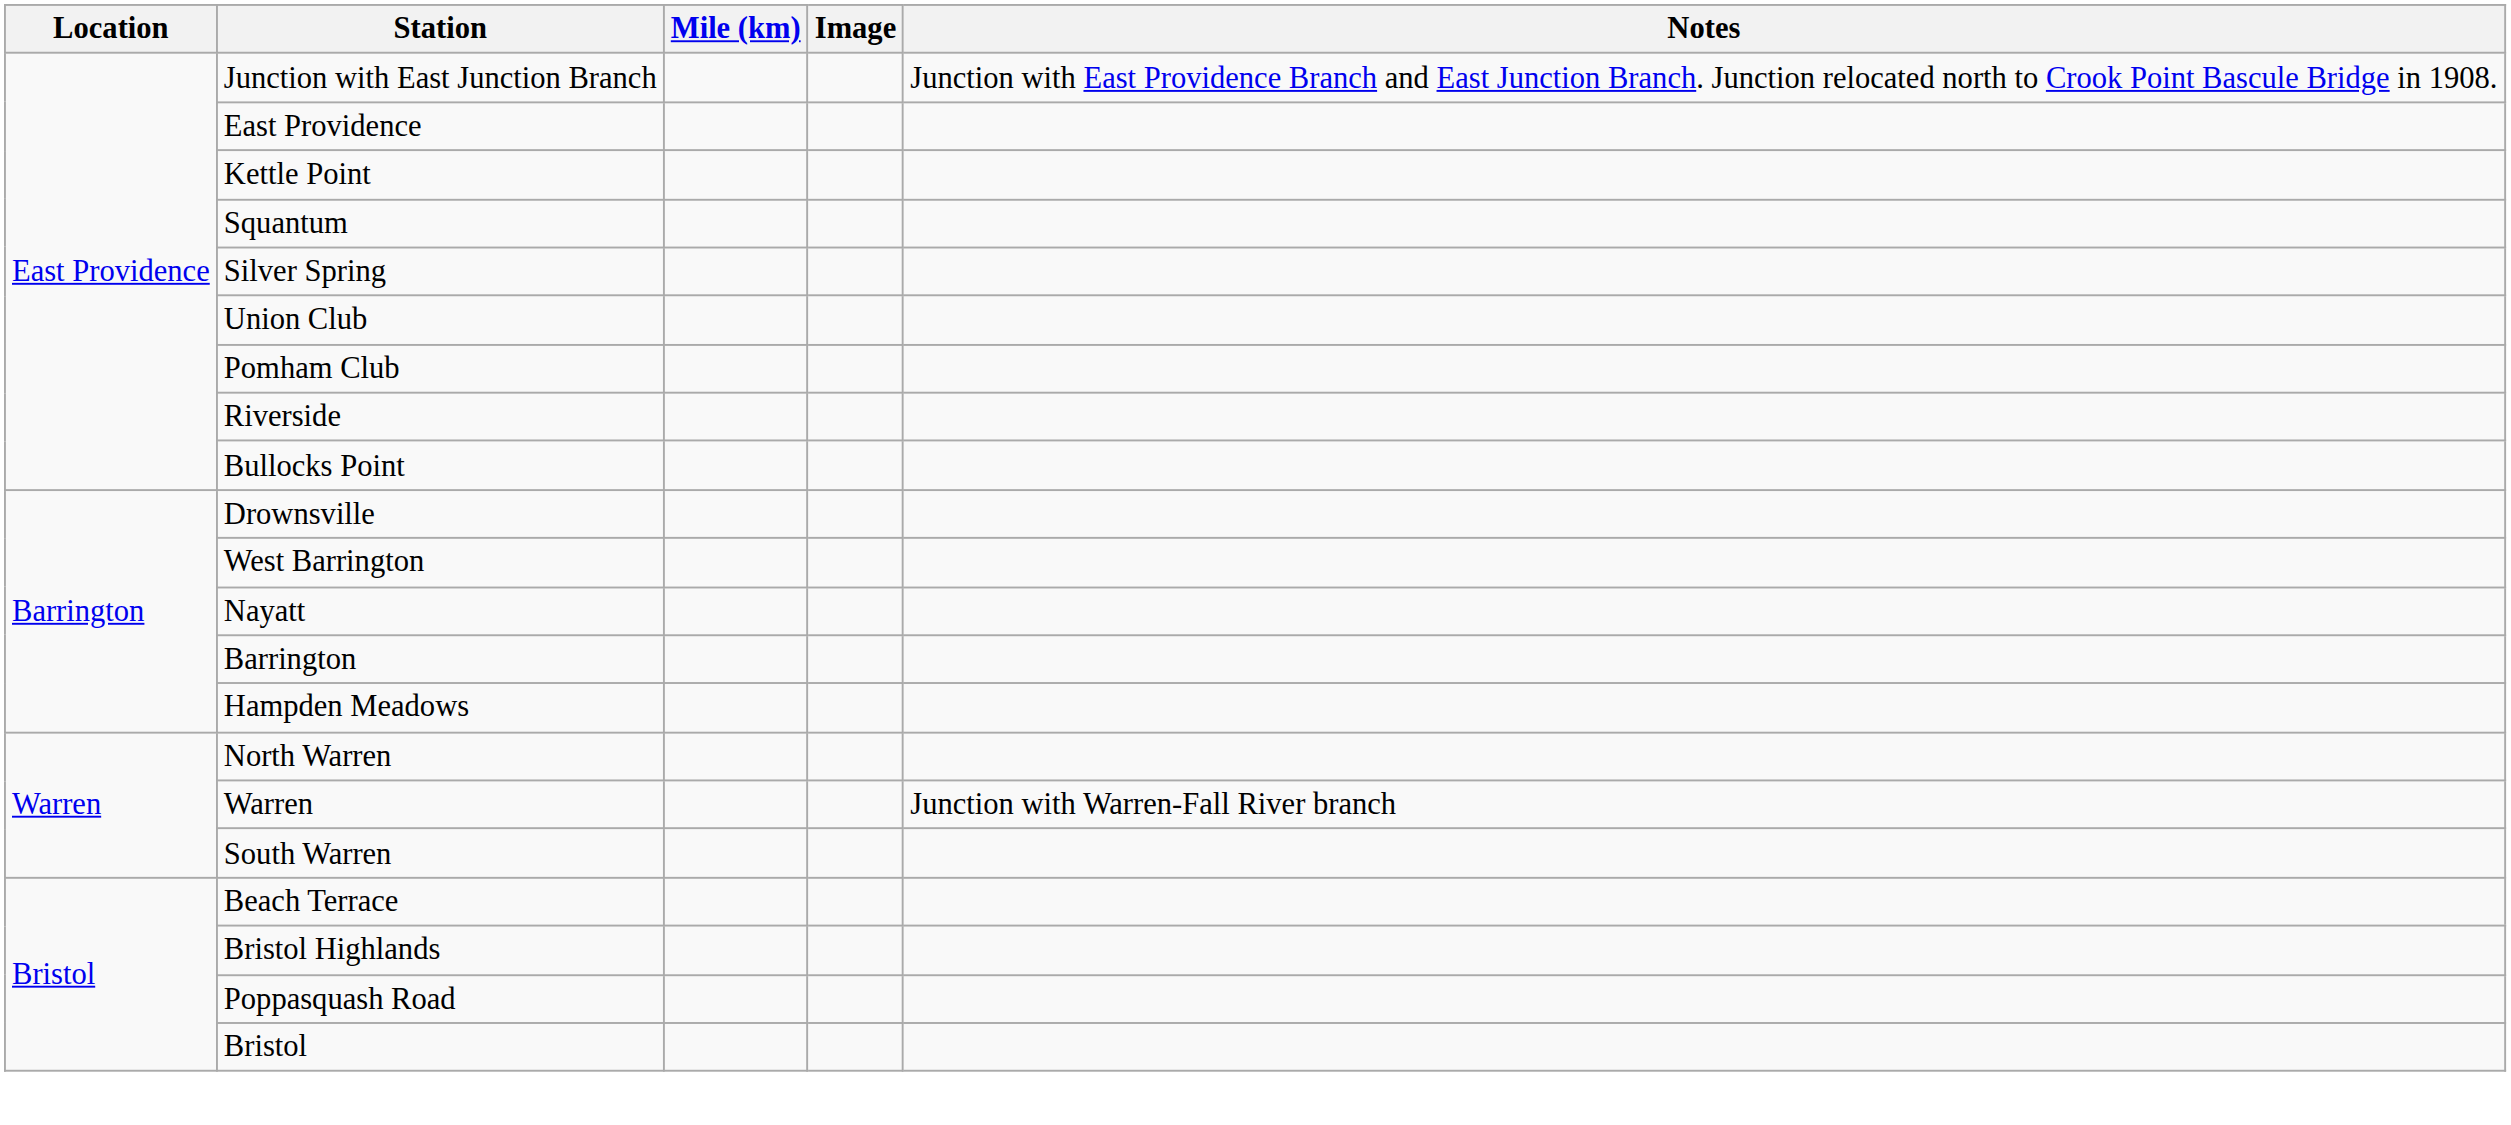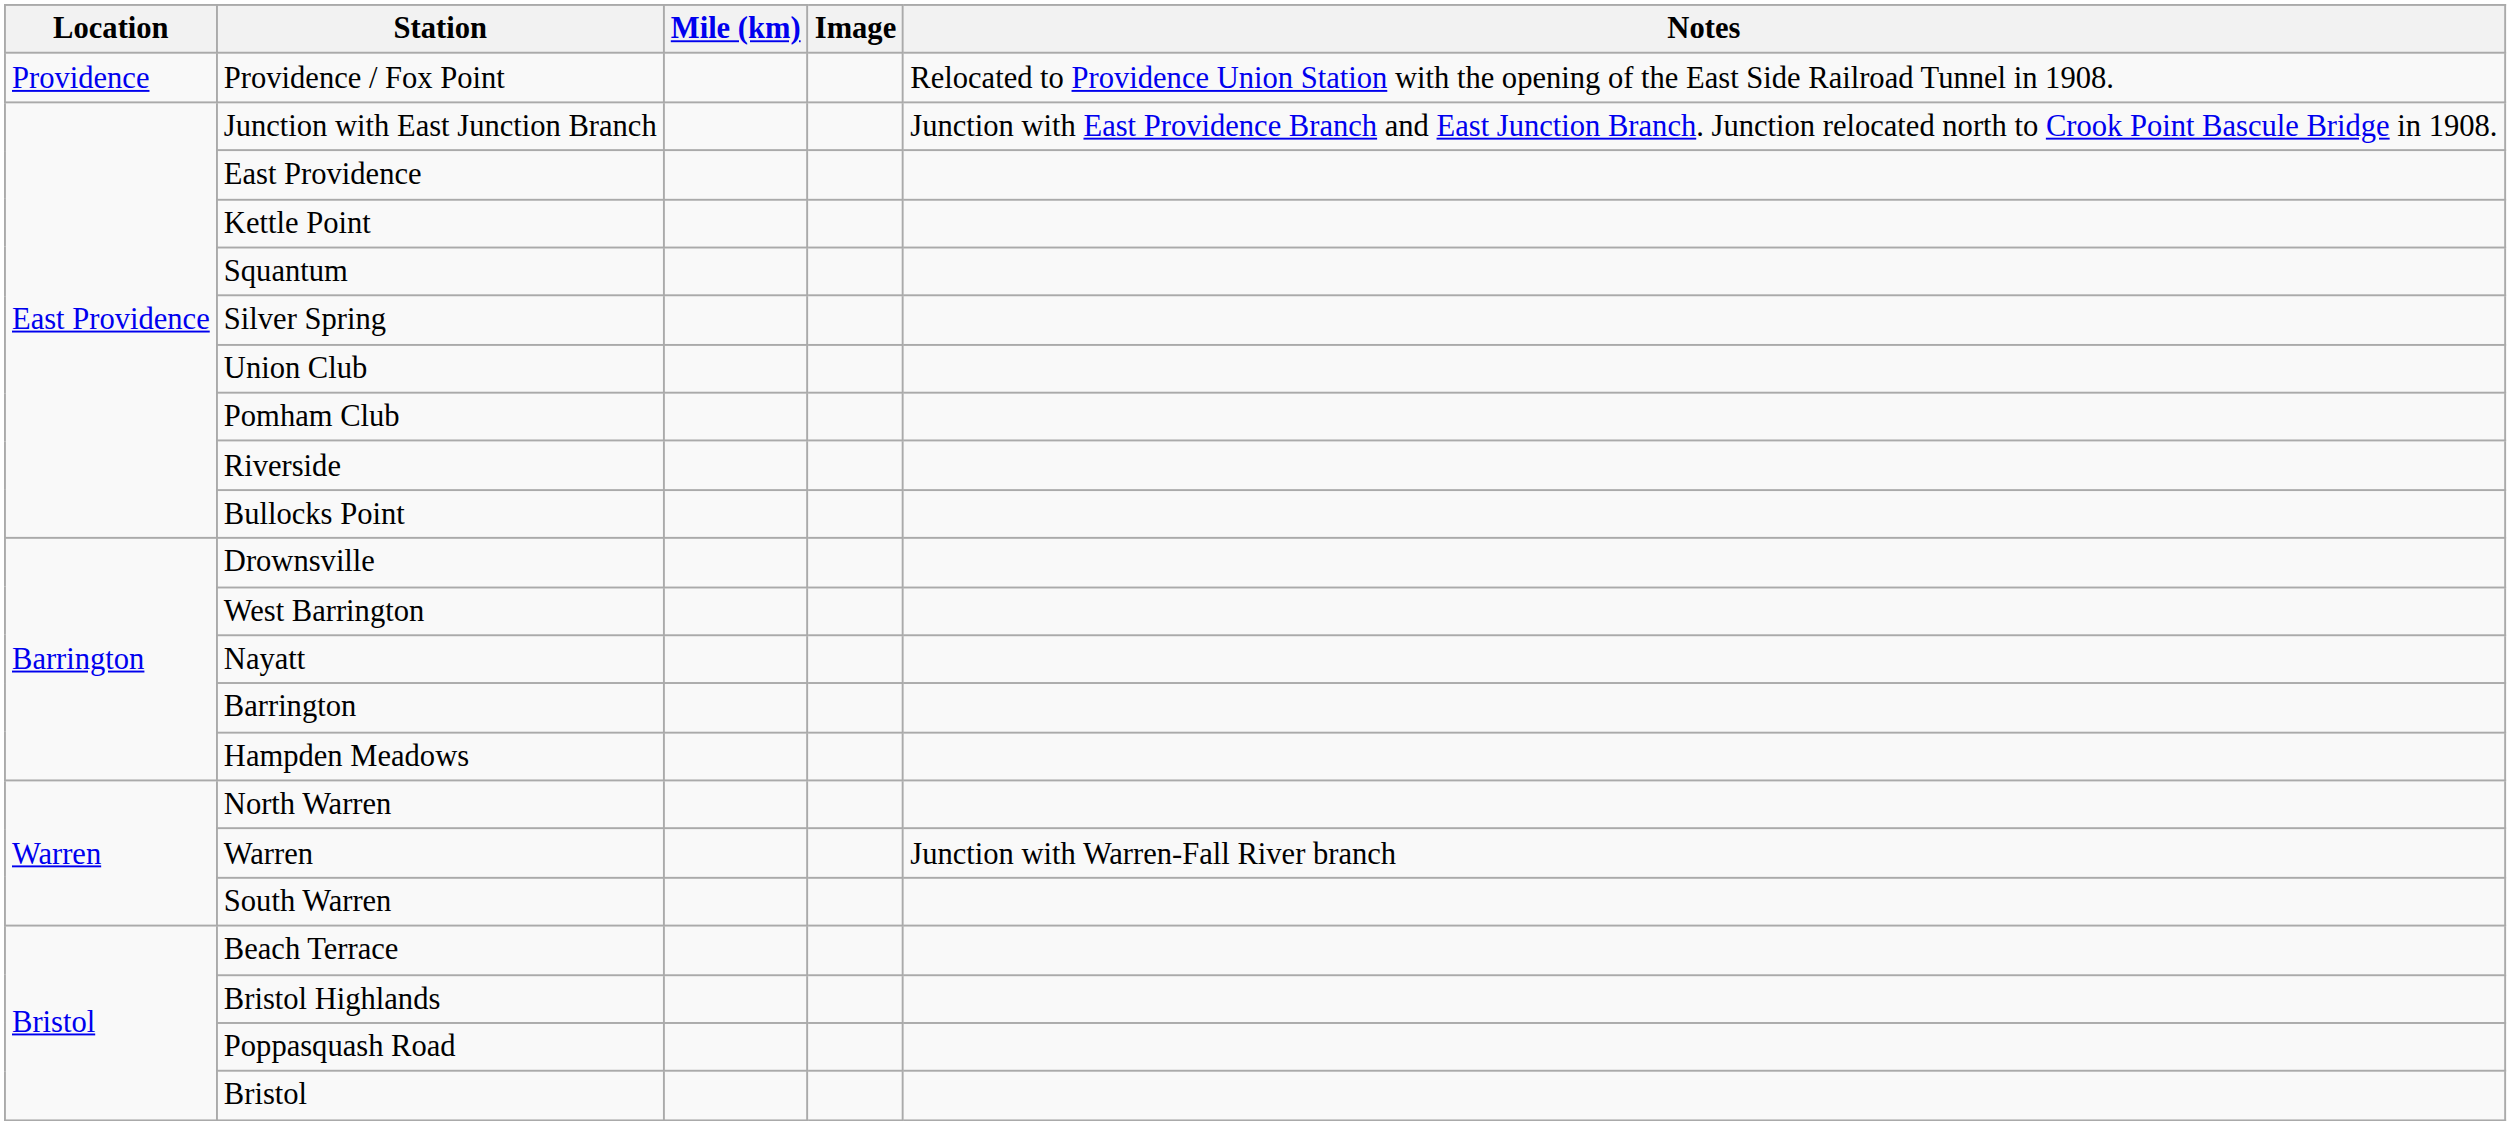+ row: (364, 77)
